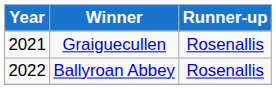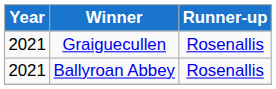(27, 71) 2022 -> (27, 71) 2021
